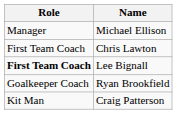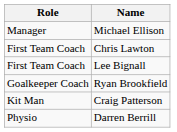(49, 65) bold -> (46, 65) normal
+ row: (125, 118)
